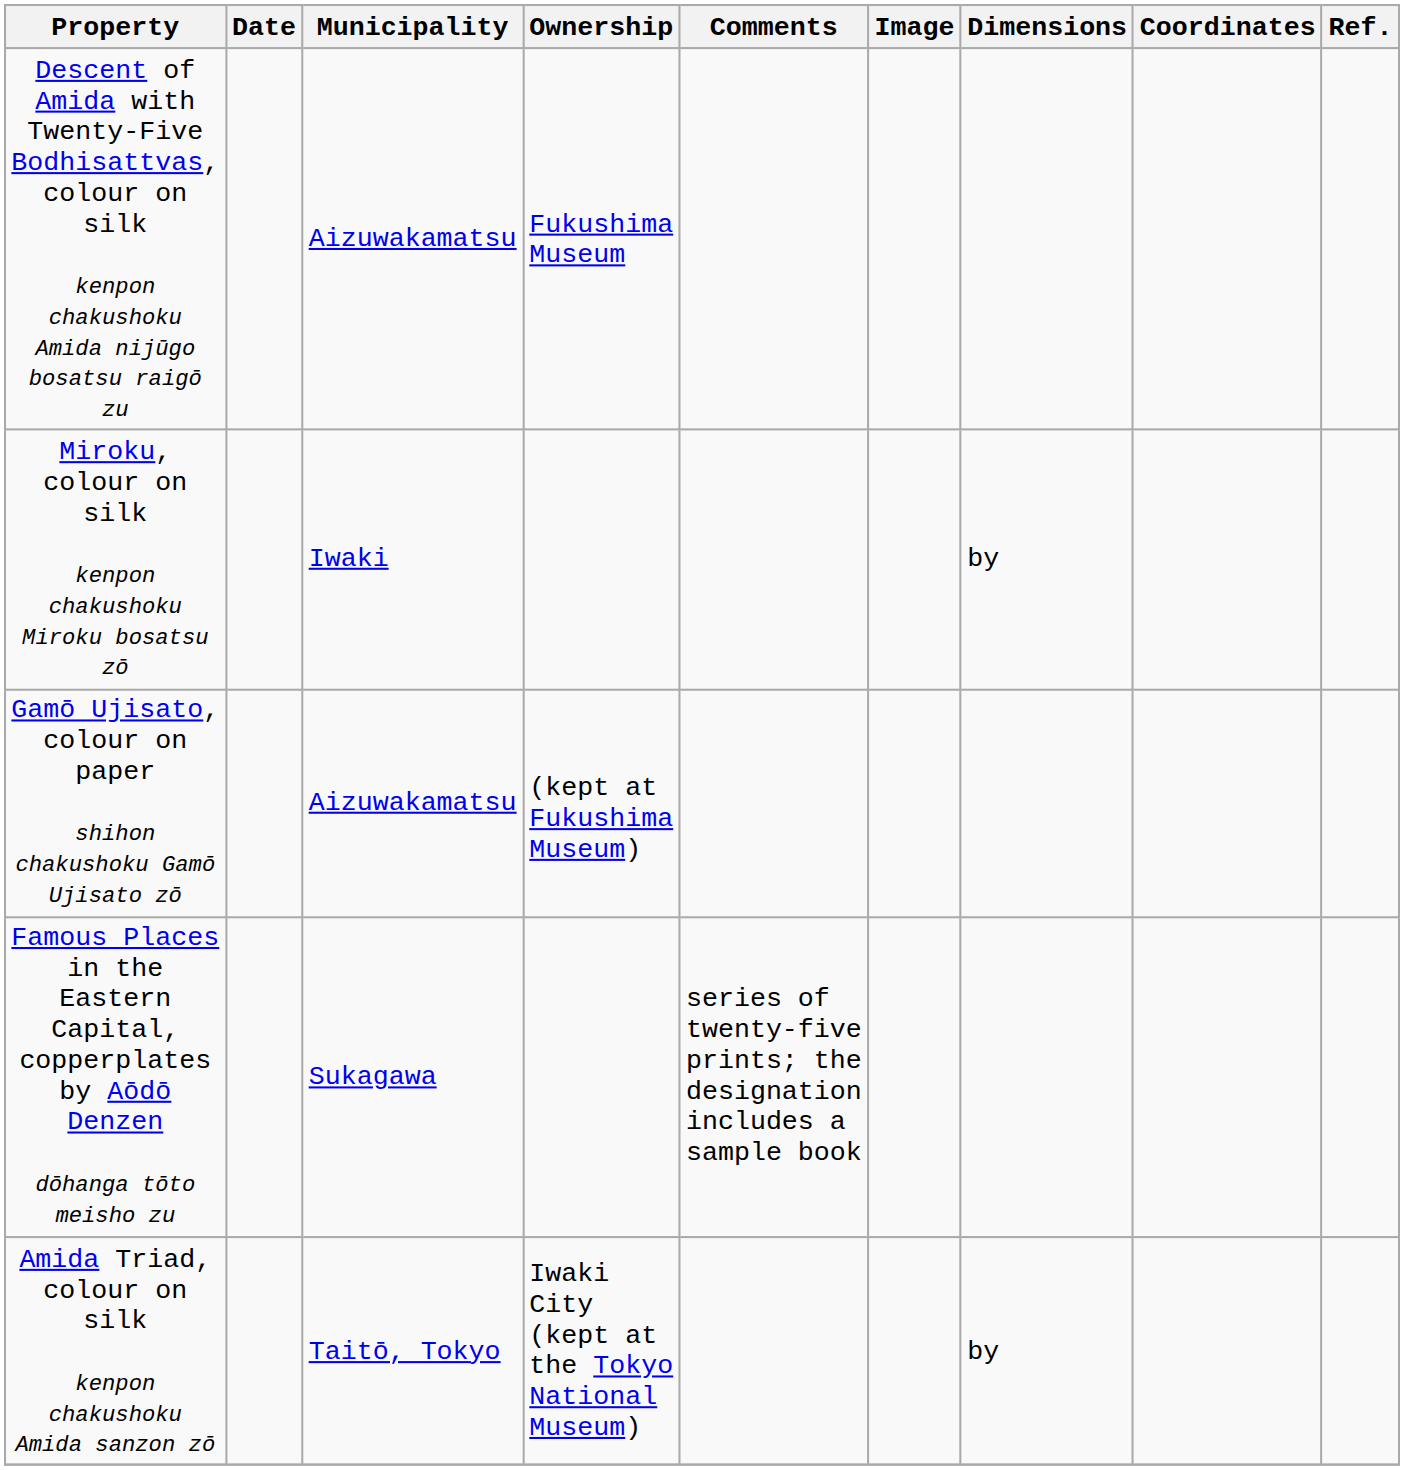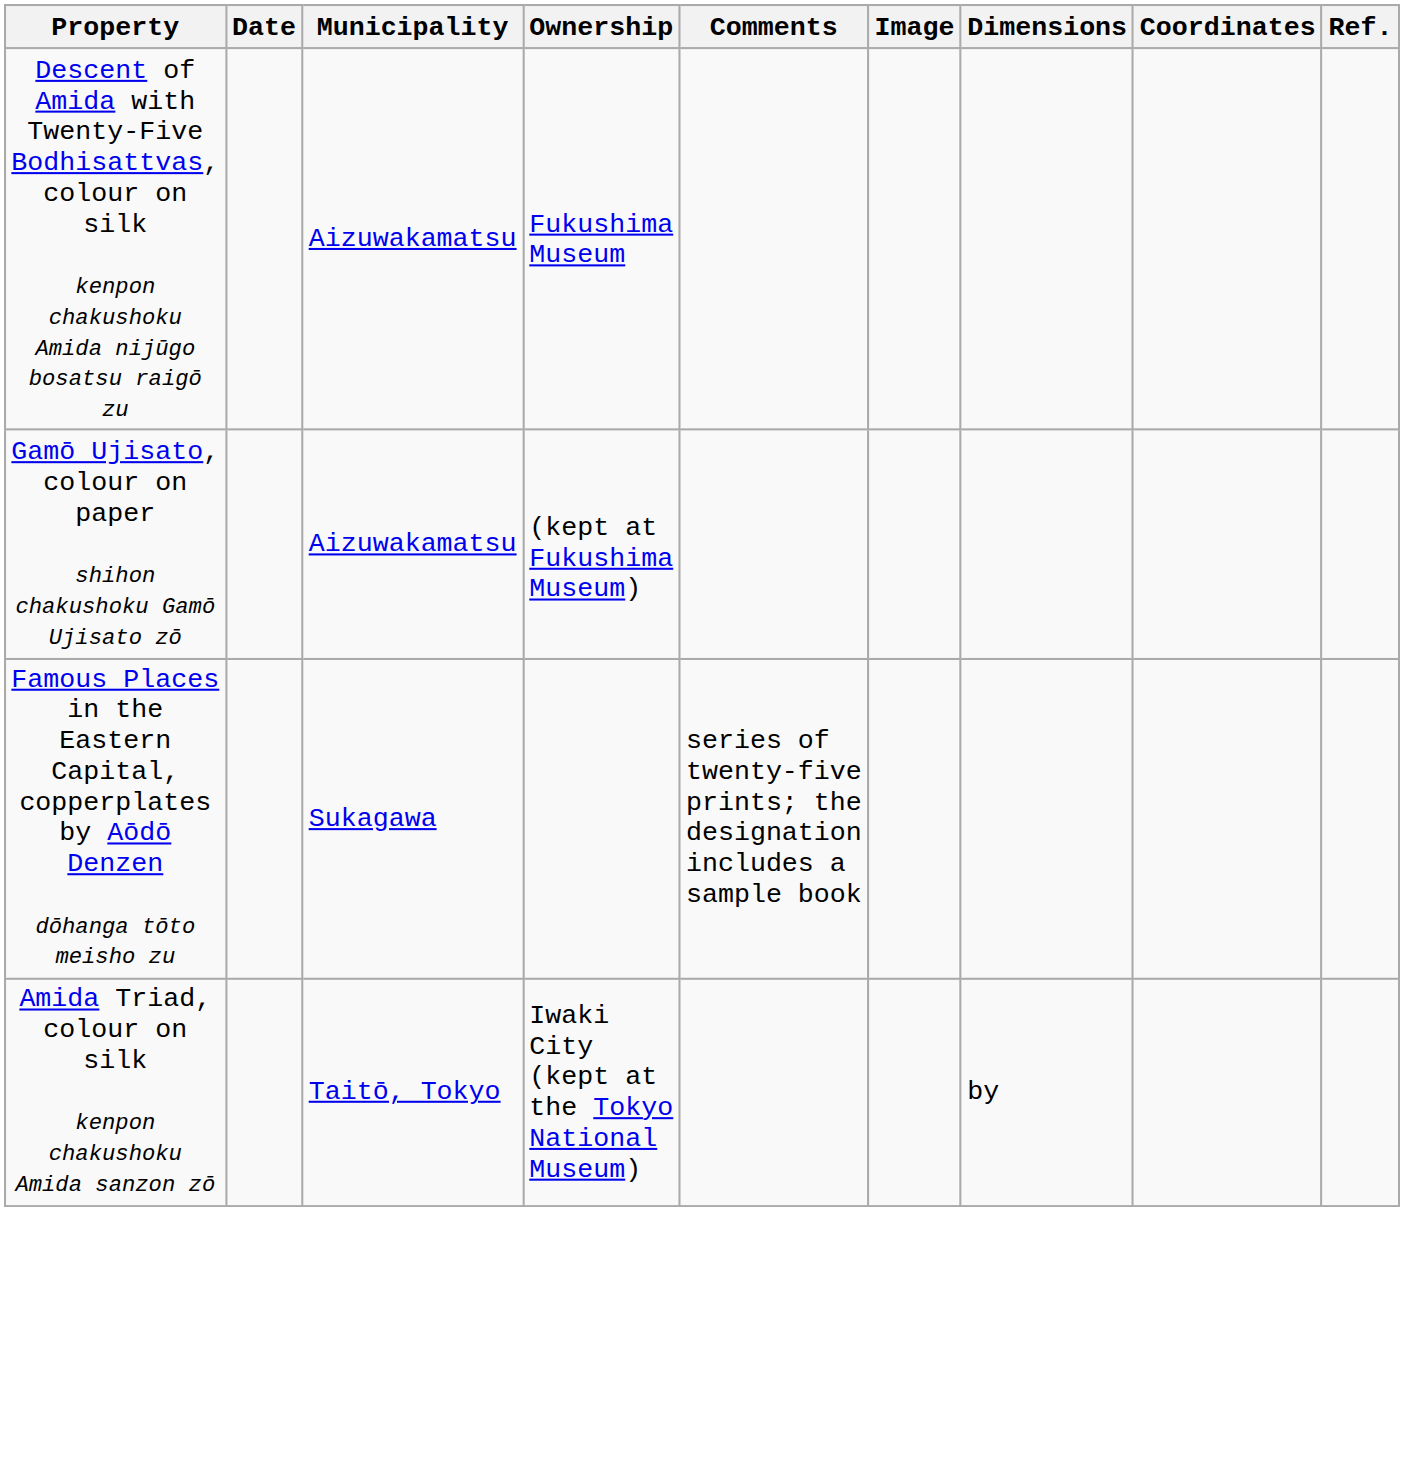- row: (115, 558)
